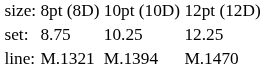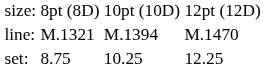rows swapped: (16, 34) <-> (20, 58)
